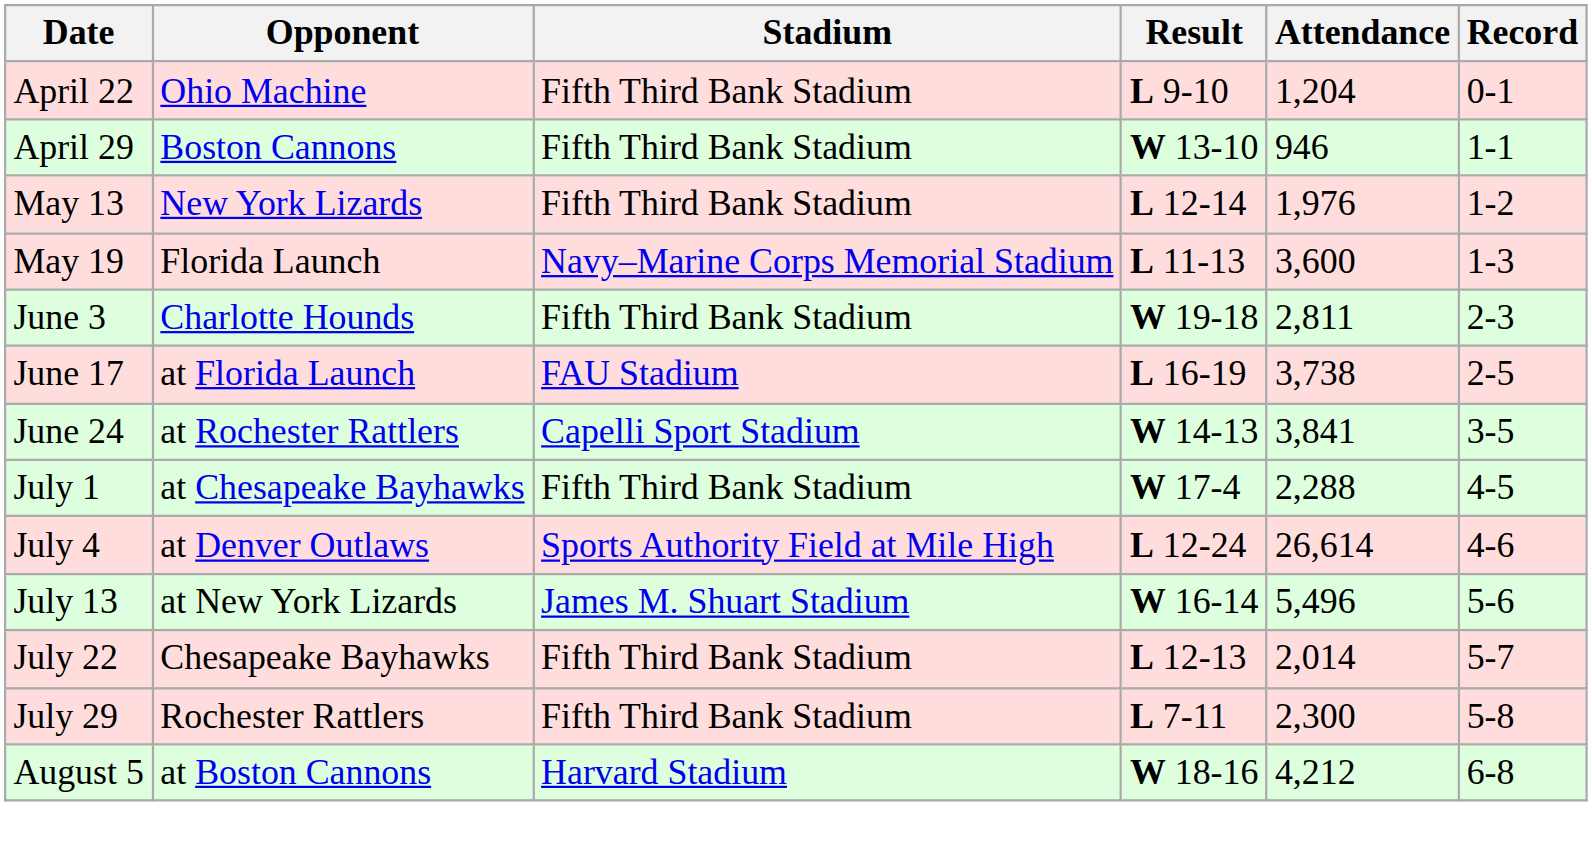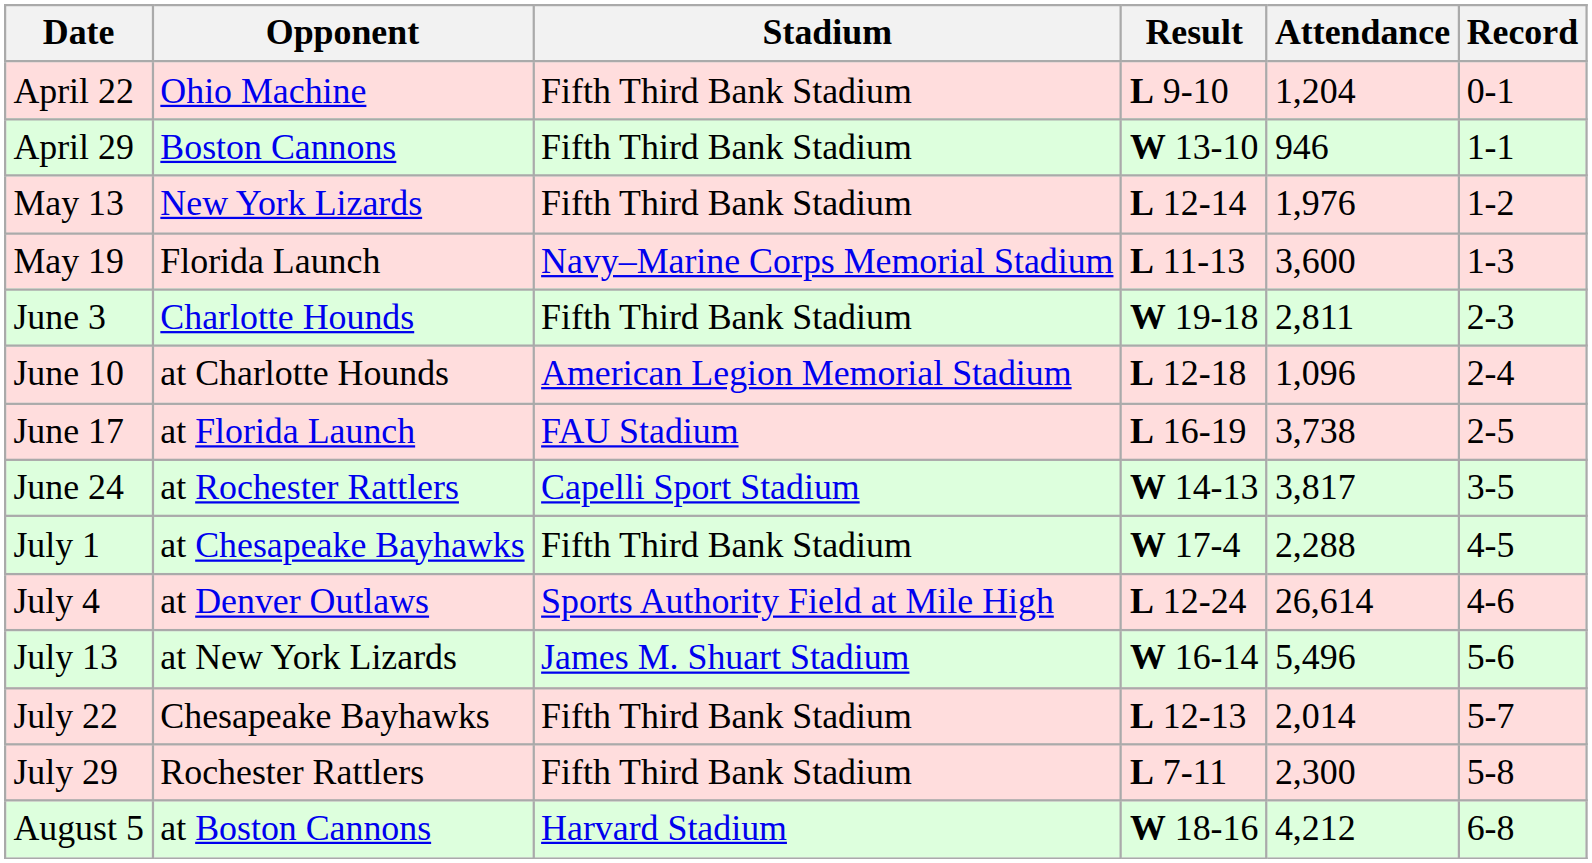+ row: (69, 373)
(1315, 430) 3,841 -> (1315, 487) 3,817
